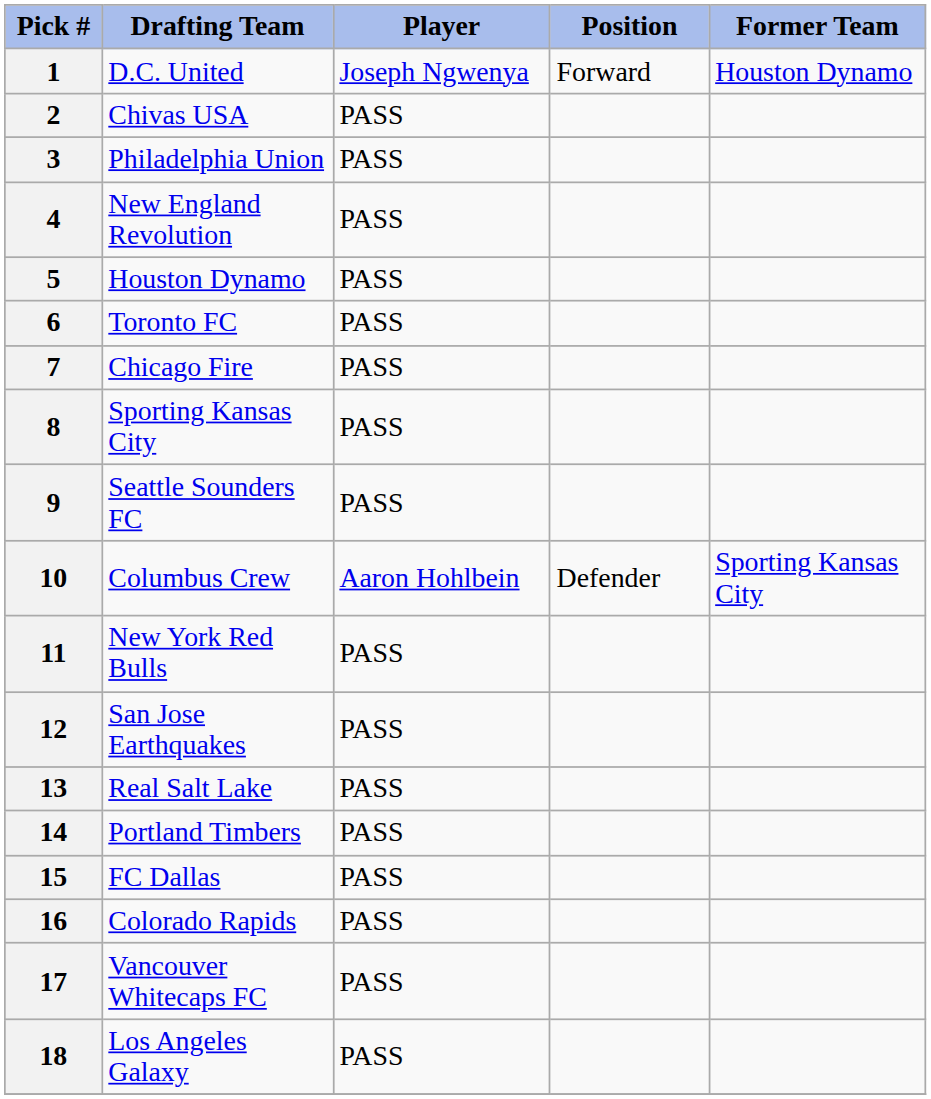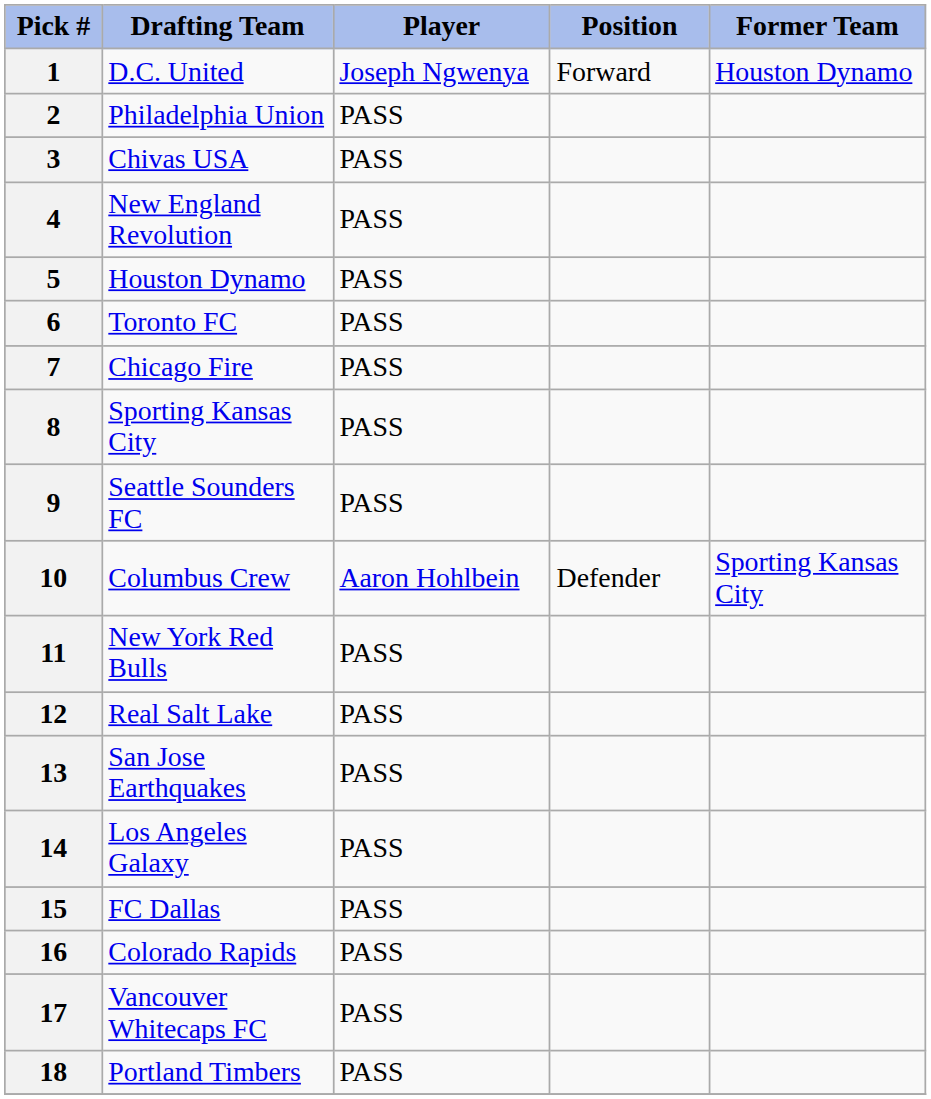(178, 114) Chivas USA -> (216, 114) Philadelphia Union
(216, 159) Philadelphia Union -> (178, 159) Chivas USA
(177, 728) San Jose Earthquakes -> (190, 713) Real Salt Lake
(190, 788) Real Salt Lake -> (177, 772) San Jose Earthquakes
(205, 832) Portland Timbers -> (178, 848) Los Angeles Galaxy
(178, 1056) Los Angeles Galaxy -> (205, 1071) Portland Timbers
